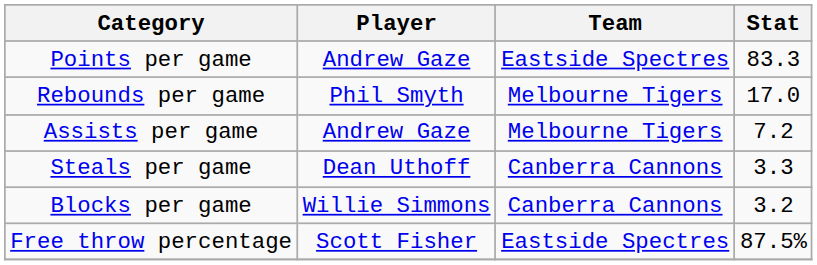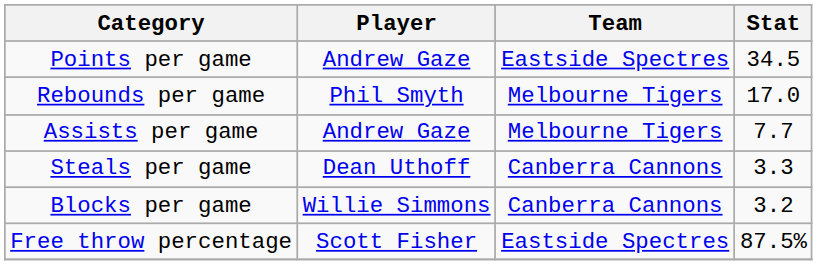(773, 60) 83.3 -> (773, 60) 34.5
(773, 132) 7.2 -> (773, 132) 7.7
